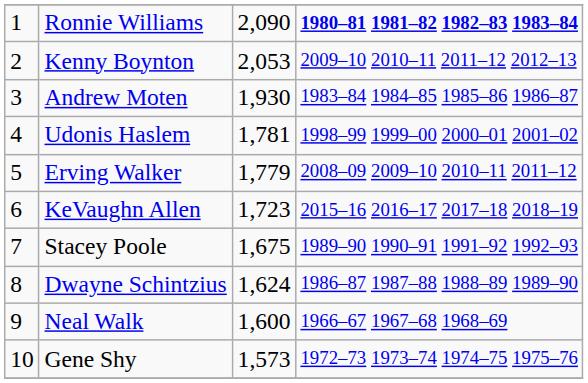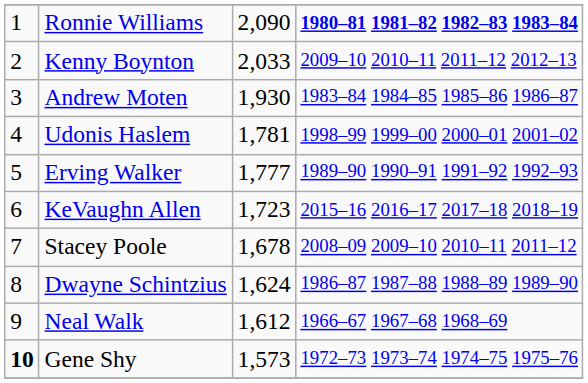(264, 60) 2,053 -> (264, 60) 2,033
(264, 172) 1,779 -> (264, 172) 1,777
(439, 172) 2008–09 2009–10 2010–11 2011–12 -> (439, 172) 1989–90 1990–91 1991–92 1992–93
(264, 246) 1,675 -> (264, 246) 1,678
(439, 246) 1989–90 1990–91 1991–92 1992–93 -> (439, 246) 2008–09 2009–10 2010–11 2011–12
(264, 321) 1,600 -> (264, 321) 1,612
(22, 358) normal -> (22, 358) bold
